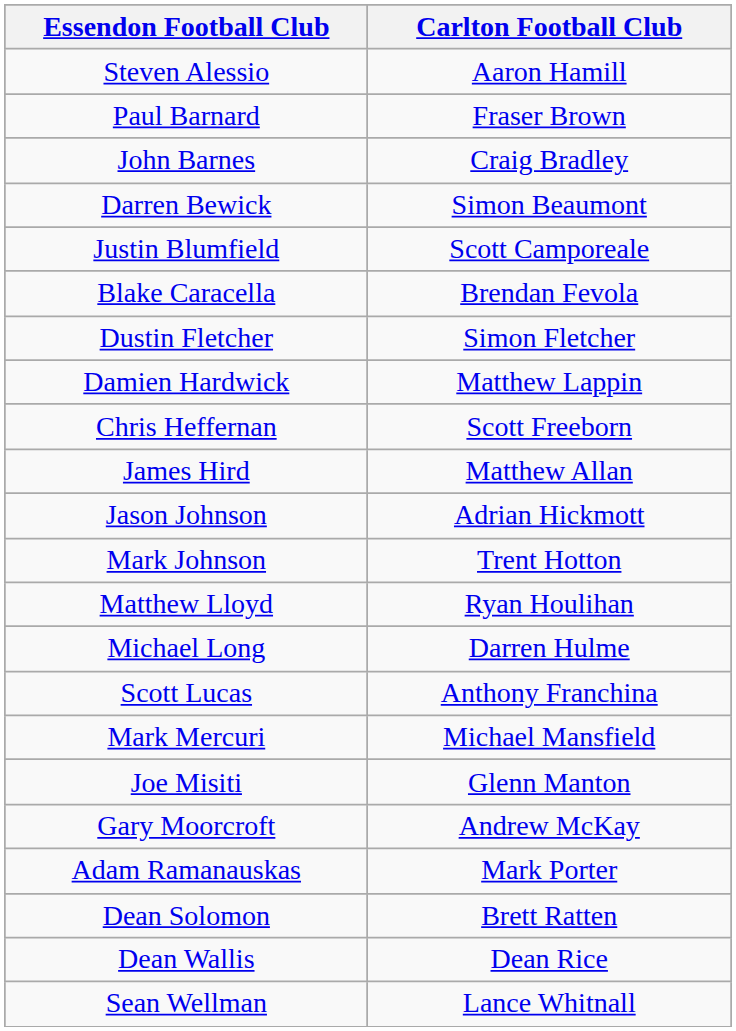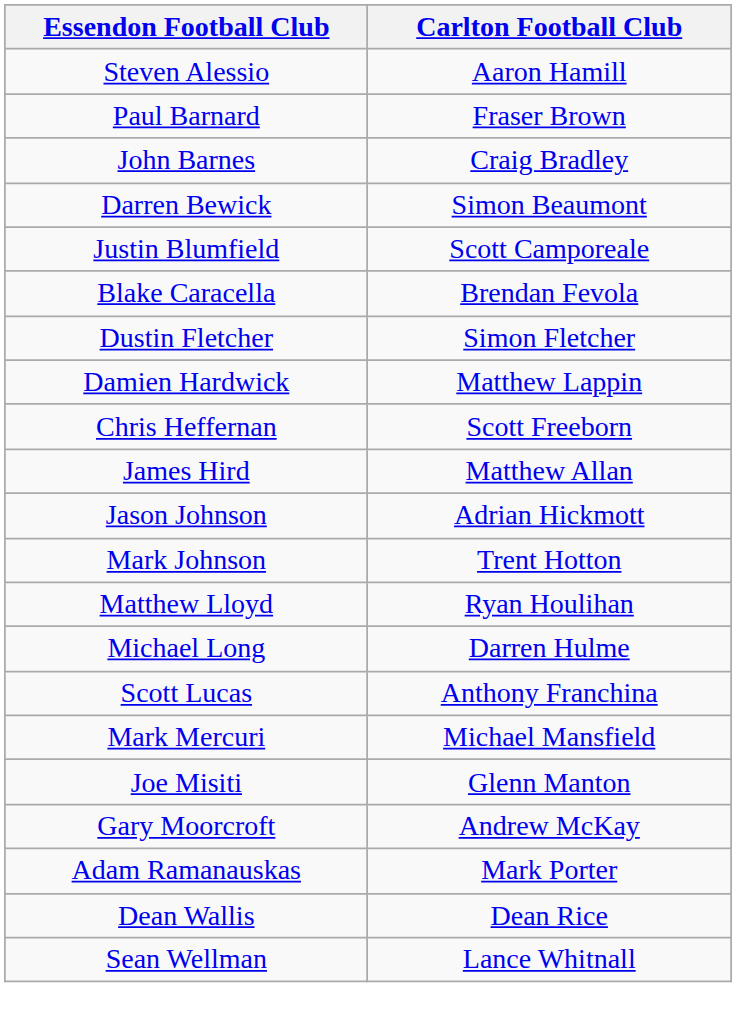- row: (186, 914)
